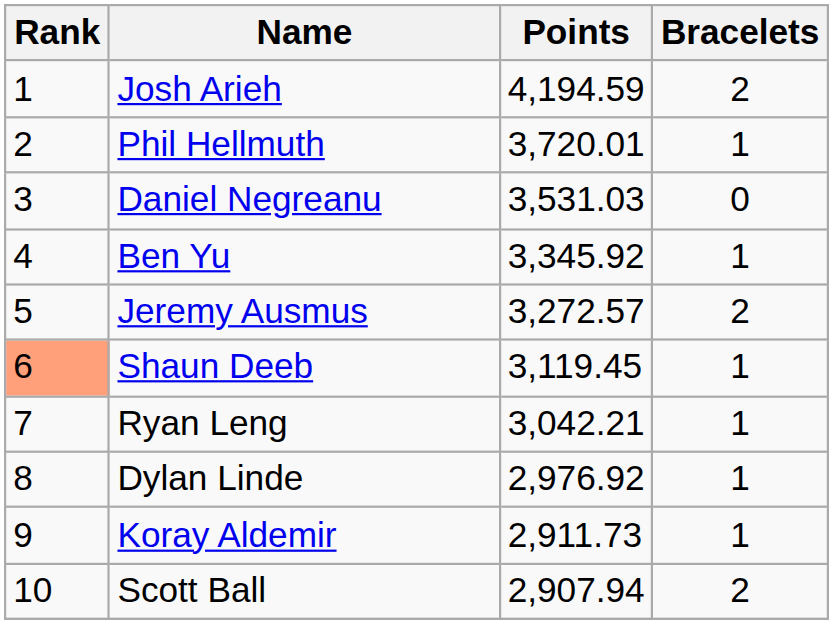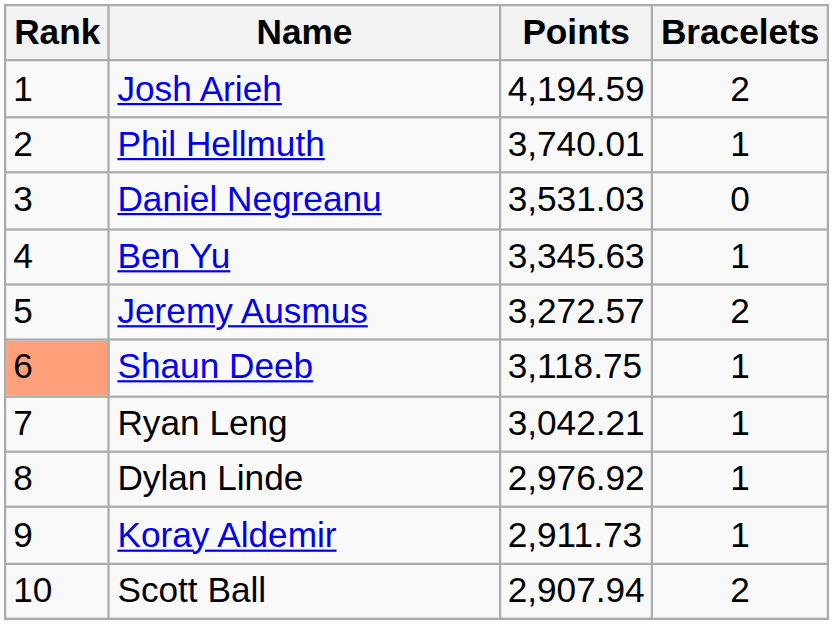(576, 144) 3,720.01 -> (576, 144) 3,740.01
(576, 255) 3,345.92 -> (576, 255) 3,345.63
(575, 367) 3,119.45 -> (575, 367) 3,118.75
